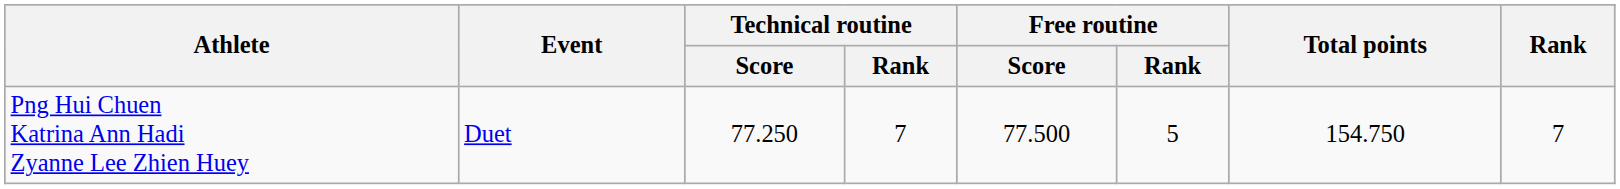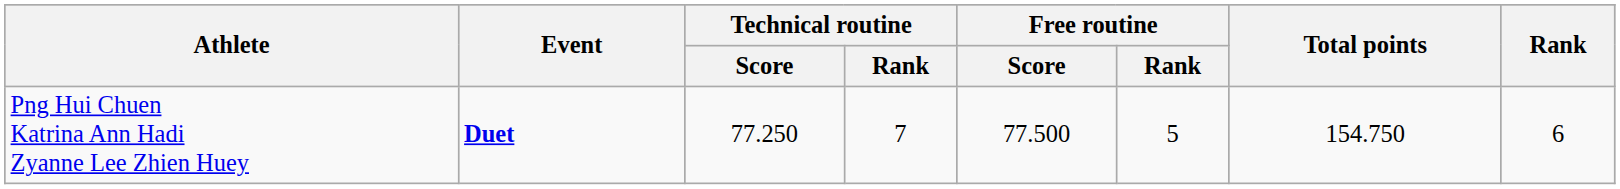(488, 134) normal -> (489, 134) bold
(1558, 134) 7 -> (1558, 134) 6
